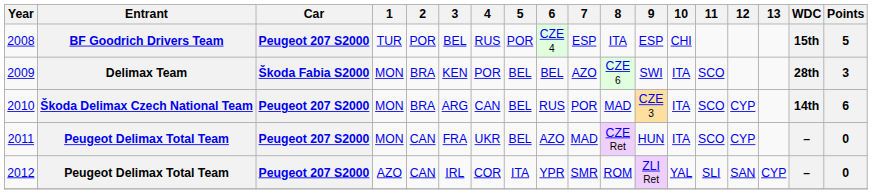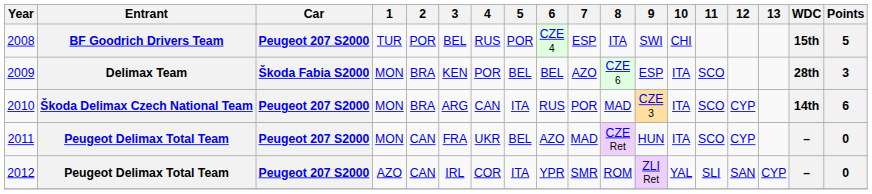(651, 41) ESP -> (651, 41) SWI
(651, 74) SWI -> (651, 74) ESP
(520, 106) BEL -> (520, 106) ITA
